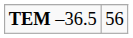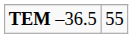(114, 19) 56 -> (114, 19) 55
